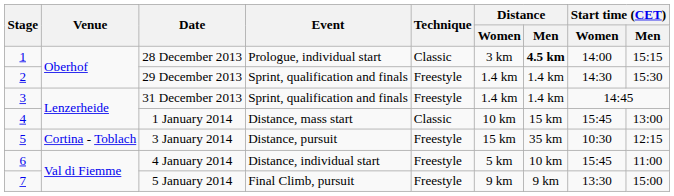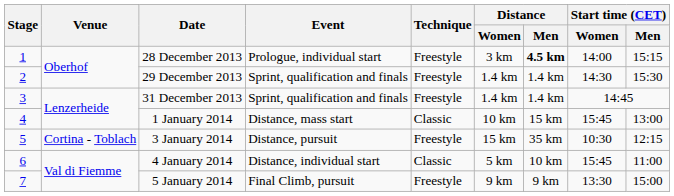(433, 56) Classic -> (438, 56) Freestyle
(438, 160) Freestyle -> (433, 160) Classic
